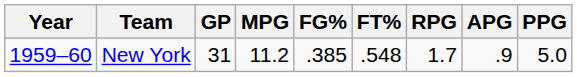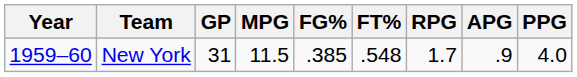(269, 55) 11.2 -> (269, 55) 11.5
(552, 55) 5.0 -> (552, 55) 4.0
